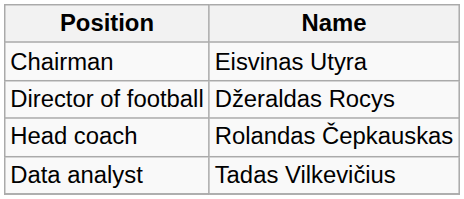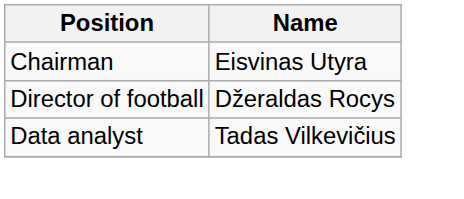- row: (74, 136)
